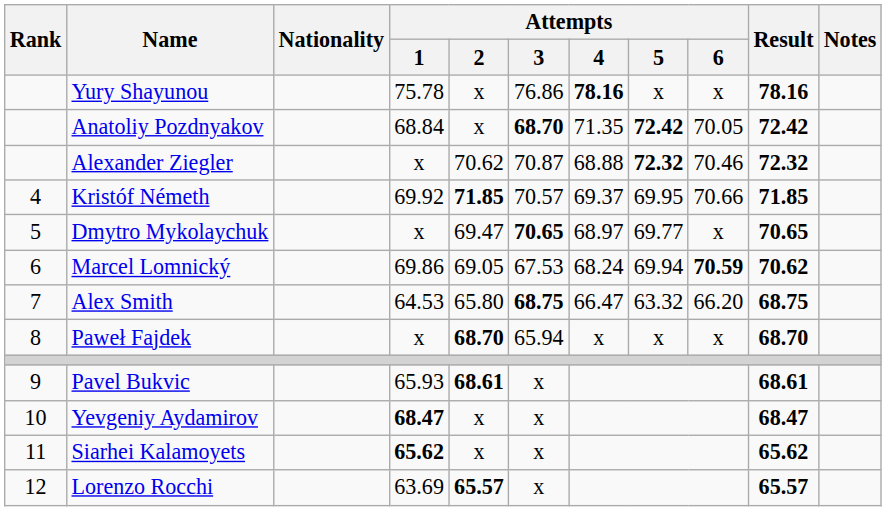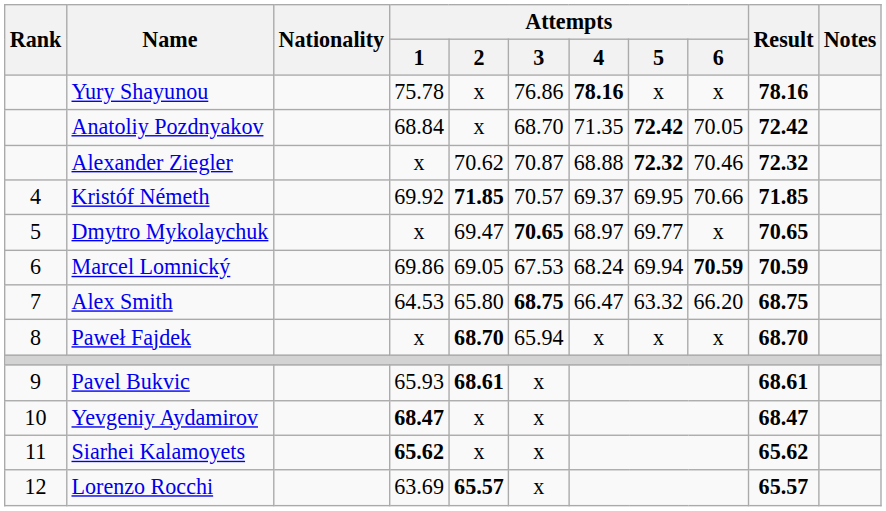(539, 127) bold -> (539, 127) normal
(783, 267) 70.62 -> (783, 267) 70.59
